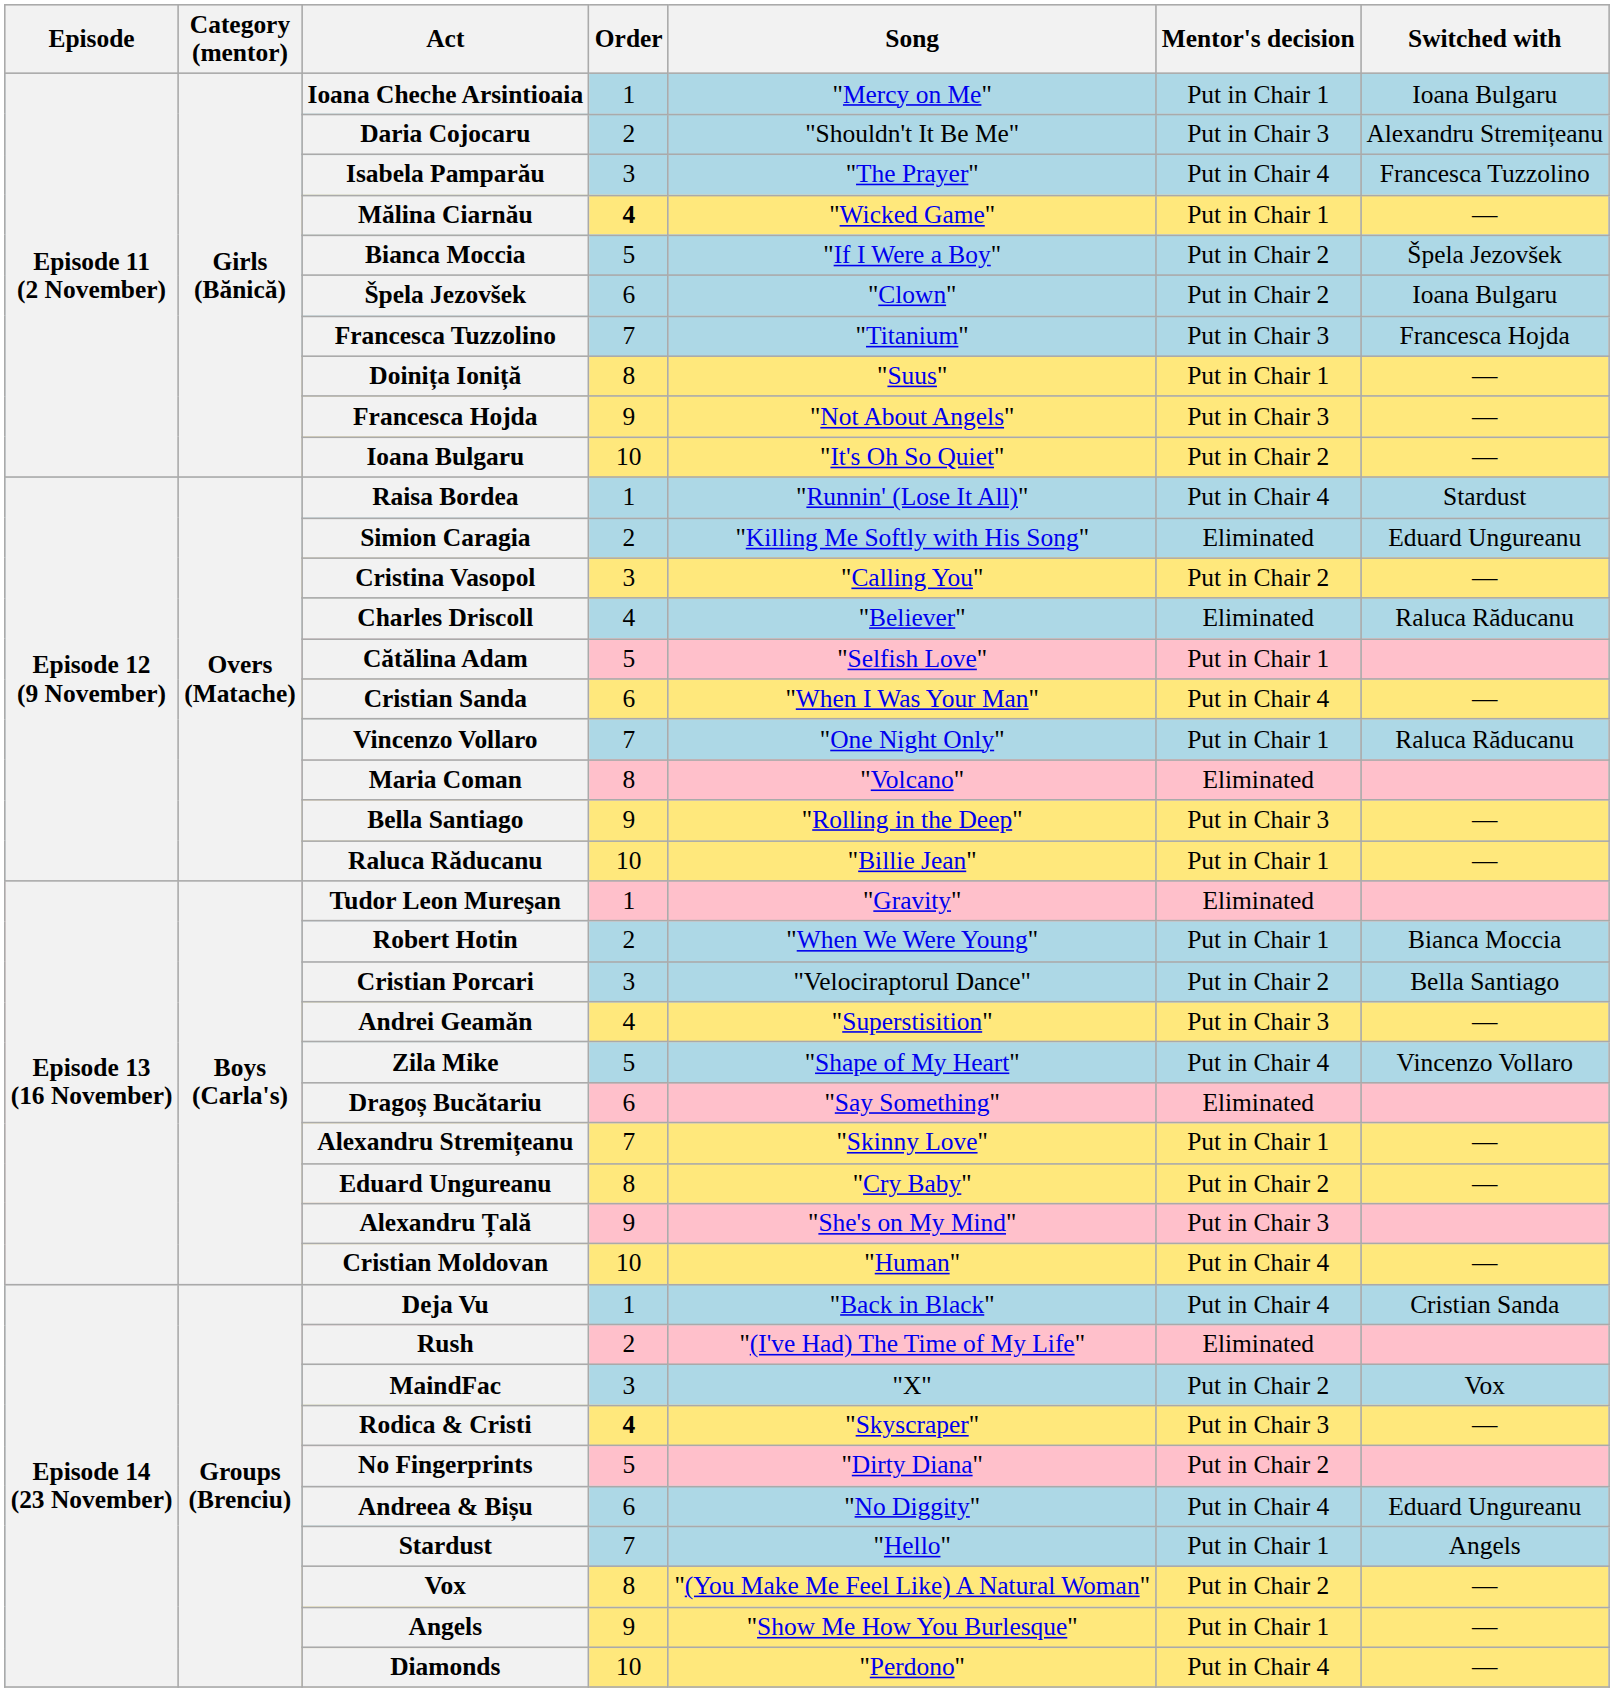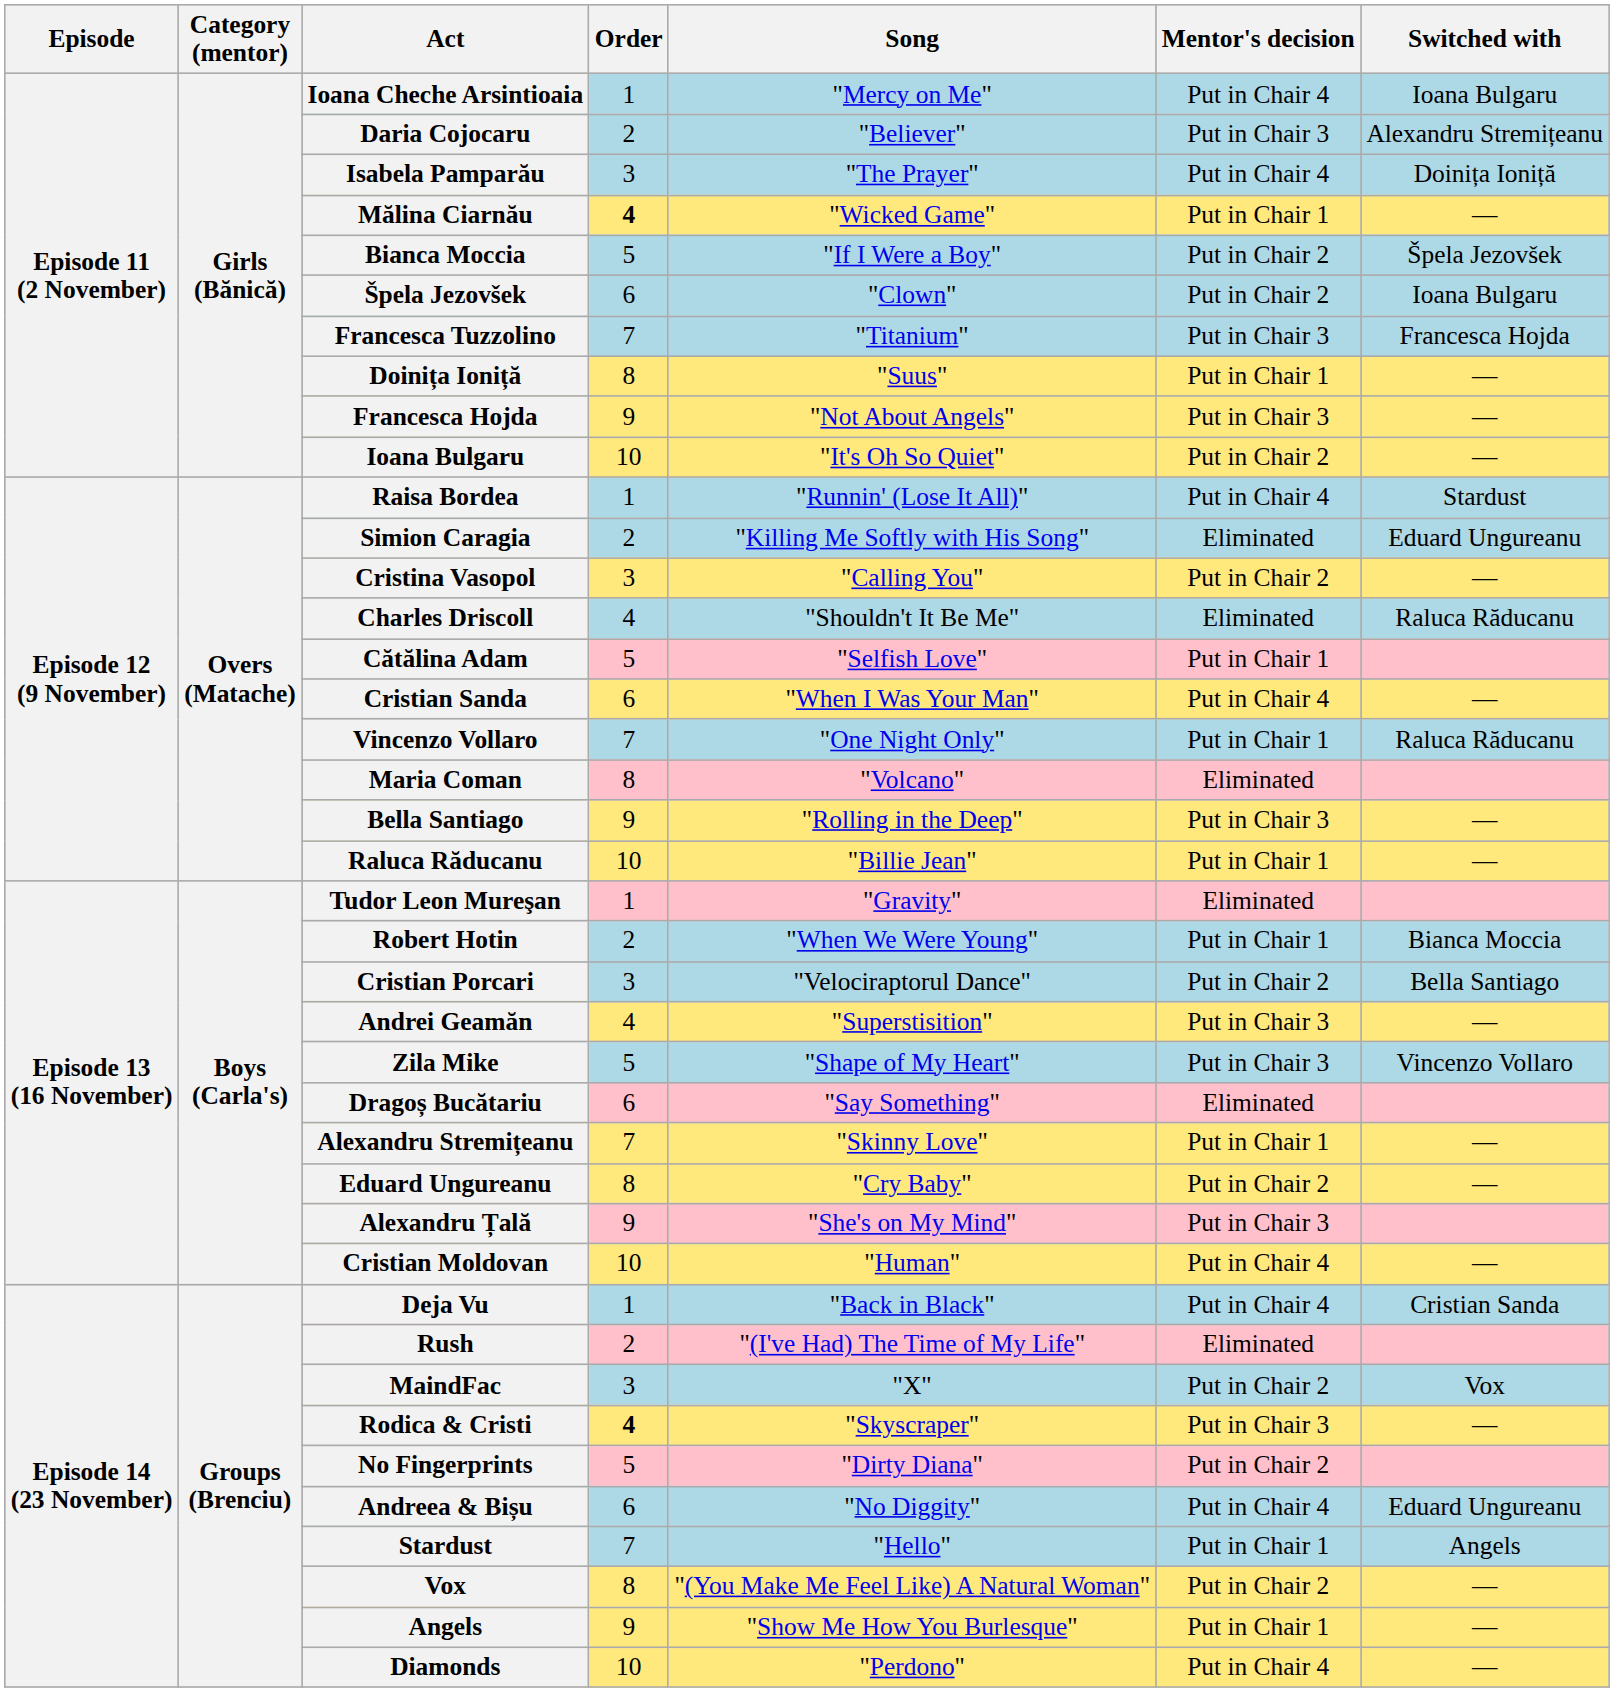(1258, 93) Put in Chair 1 -> (1258, 93) Put in Chair 4
(912, 133) "Shouldn't It Be Me" -> (912, 133) "Believer"
(1485, 174) Francesca Tuzzolino -> (1485, 174) Doinița Ioniță
(912, 618) "Believer" -> (912, 618) "Shouldn't It Be Me"
(1258, 1061) Put in Chair 4 -> (1258, 1061) Put in Chair 3
